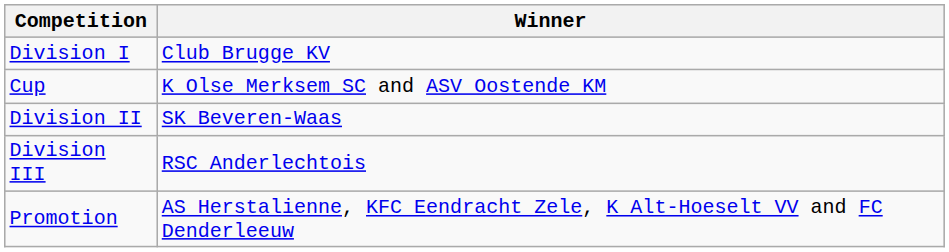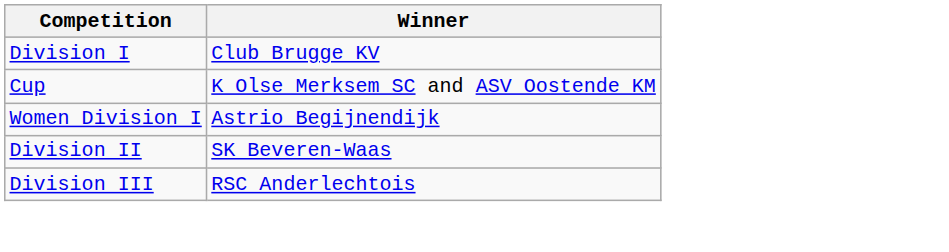+ row: (106, 119)
- row: (64, 219)
